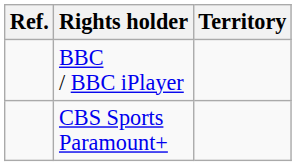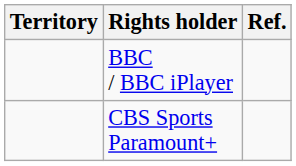columns swapped: (242, 22) <-> (29, 22)
